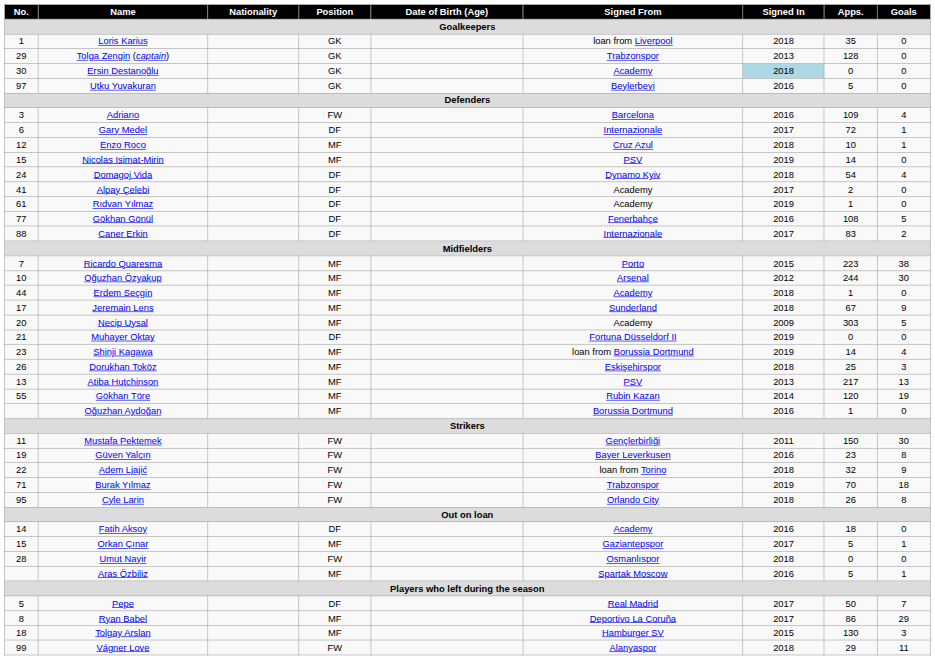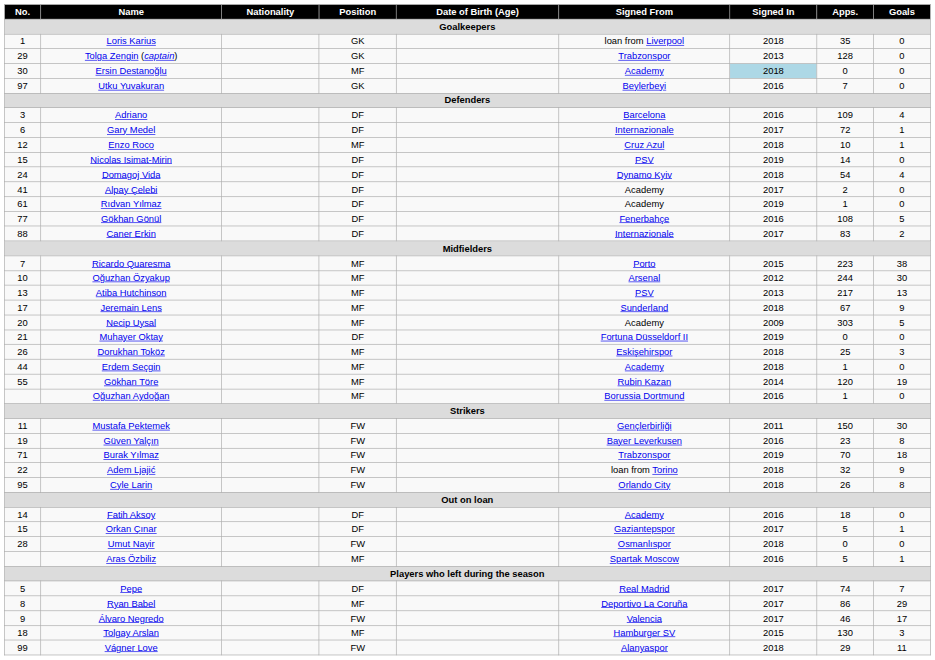(335, 71) GK -> (358, 71) MF
(851, 86) 5 -> (845, 86) 7
(335, 116) FW -> (358, 116) DF
(335, 160) MF -> (358, 160) DF
rows swapped: (123, 382) <-> (123, 293)
- row: (123, 352)
rows swapped: (123, 471) <-> (123, 485)
(335, 544) MF -> (358, 530) DF
(851, 604) 50 -> (845, 589) 74
+ row: (131, 618)
